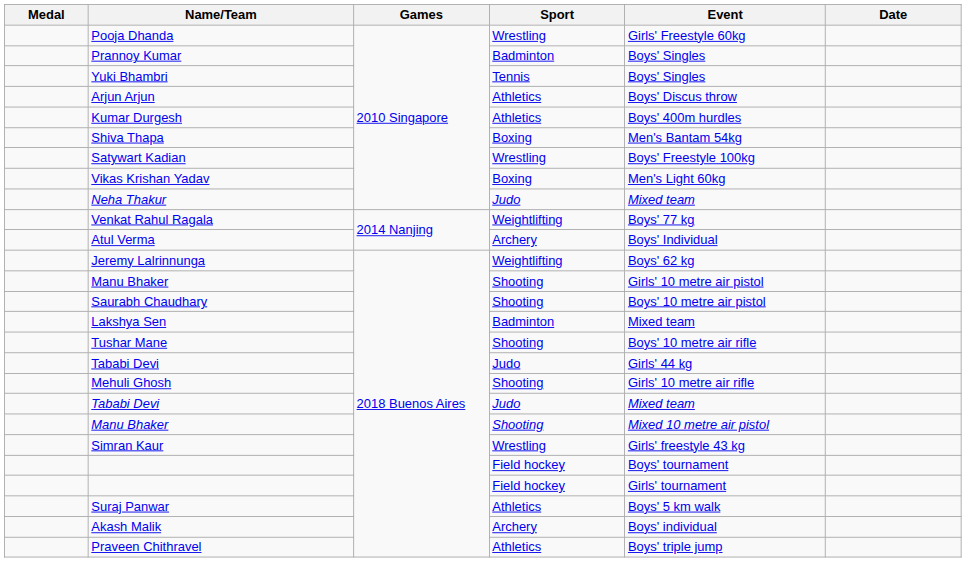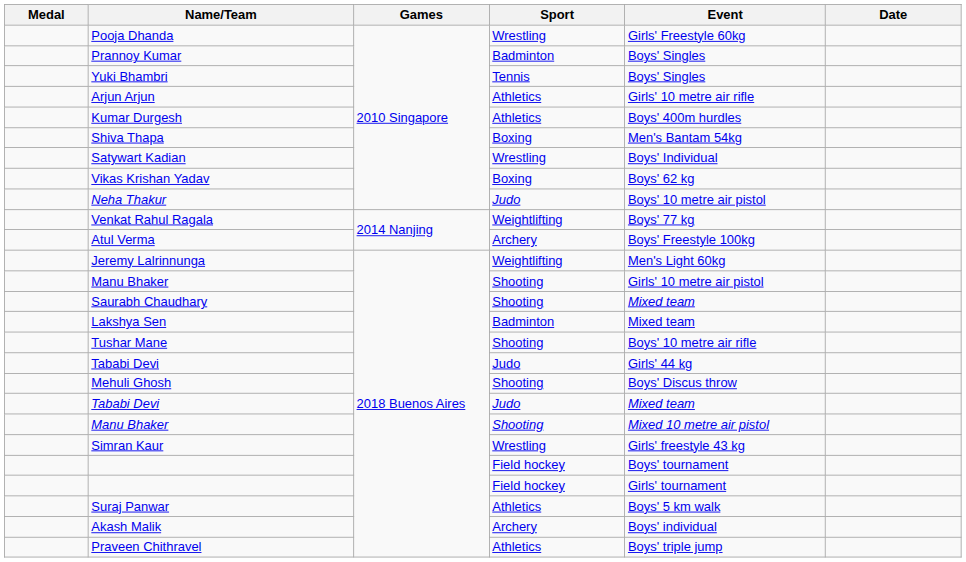(682, 97) Boys' Discus throw -> (691, 97) Girls' 10 metre air rifle
(691, 158) Boys' Freestyle 100kg -> (673, 158) Boys' Individual
(677, 179) Men's Light 60kg -> (661, 179) Boys' 62 kg
(661, 199) Mixed team -> (697, 199) Boys' 10 metre air pistol
(673, 240) Boys' Individual -> (691, 240) Boys' Freestyle 100kg
(661, 261) Boys' 62 kg -> (677, 261) Men's Light 60kg
(697, 302) Boys' 10 metre air pistol -> (661, 302) Mixed team
(691, 384) Girls' 10 metre air rifle -> (682, 384) Boys' Discus throw
